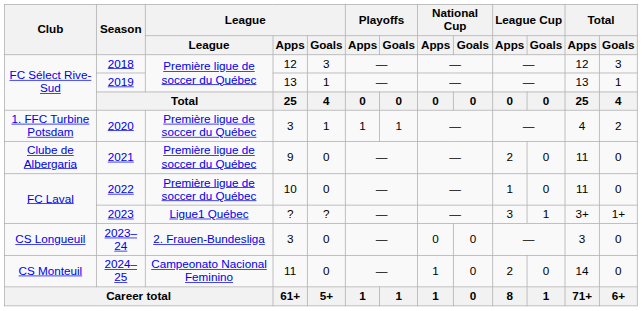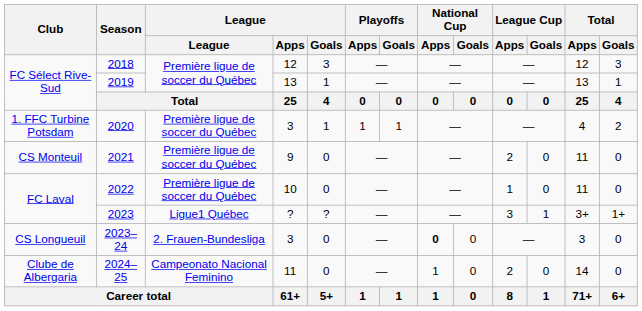(50, 157) Clube de Albergaria -> (50, 157) CS Monteuil
(436, 239) normal -> (436, 239) bold
(50, 271) CS Monteuil -> (50, 271) Clube de Albergaria
